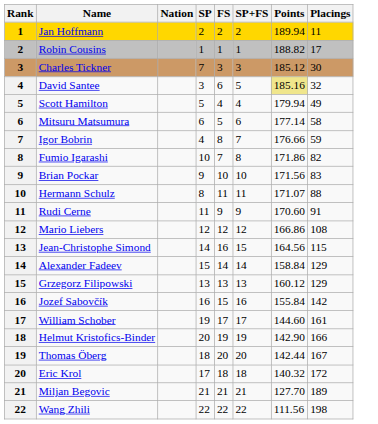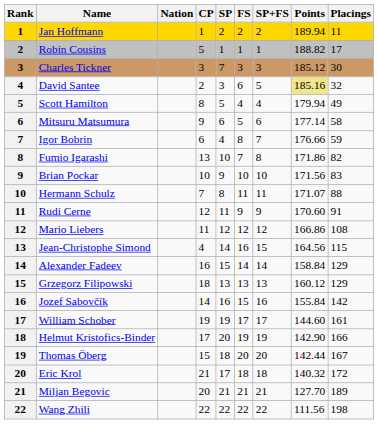+ column: (206, 13)
